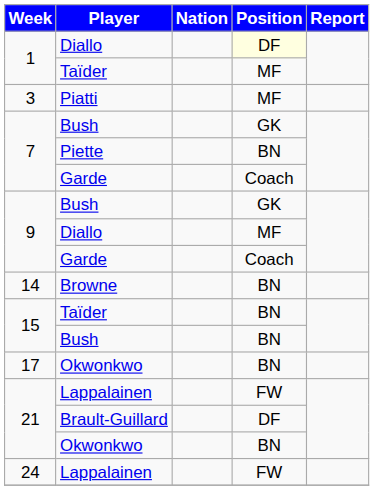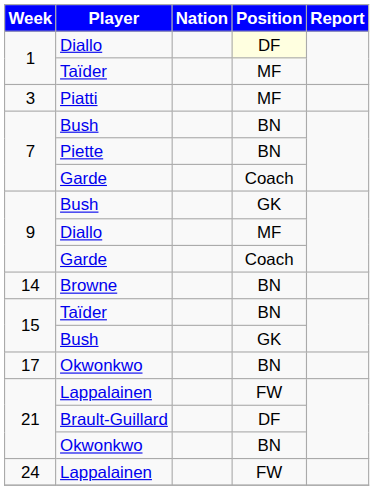(269, 125) GK -> (269, 125) BN
(269, 339) BN -> (269, 339) GK
